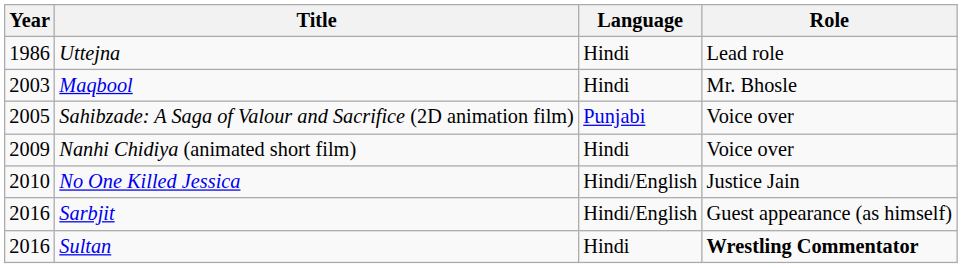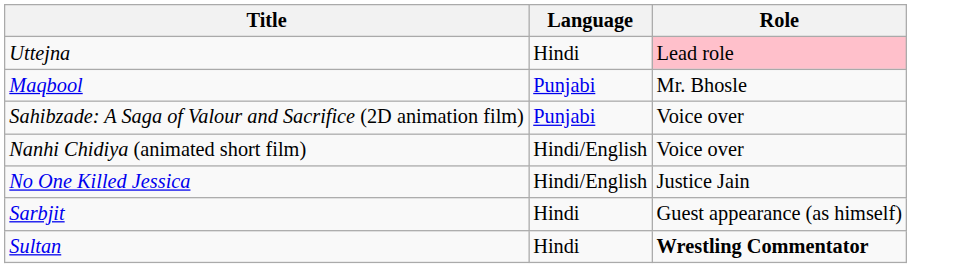- column: (30, 20)
(745, 52) no background -> (695, 52) pink background
(606, 85) Hindi -> (564, 85) Punjabi
(606, 149) Hindi -> (590, 149) Hindi/English
(640, 213) Hindi/English -> (556, 213) Hindi
